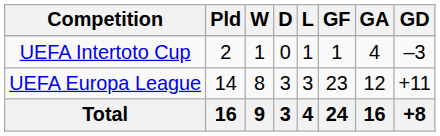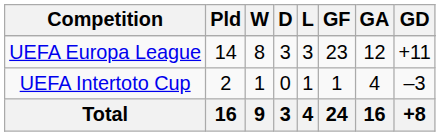rows swapped: (105, 83) <-> (105, 51)
